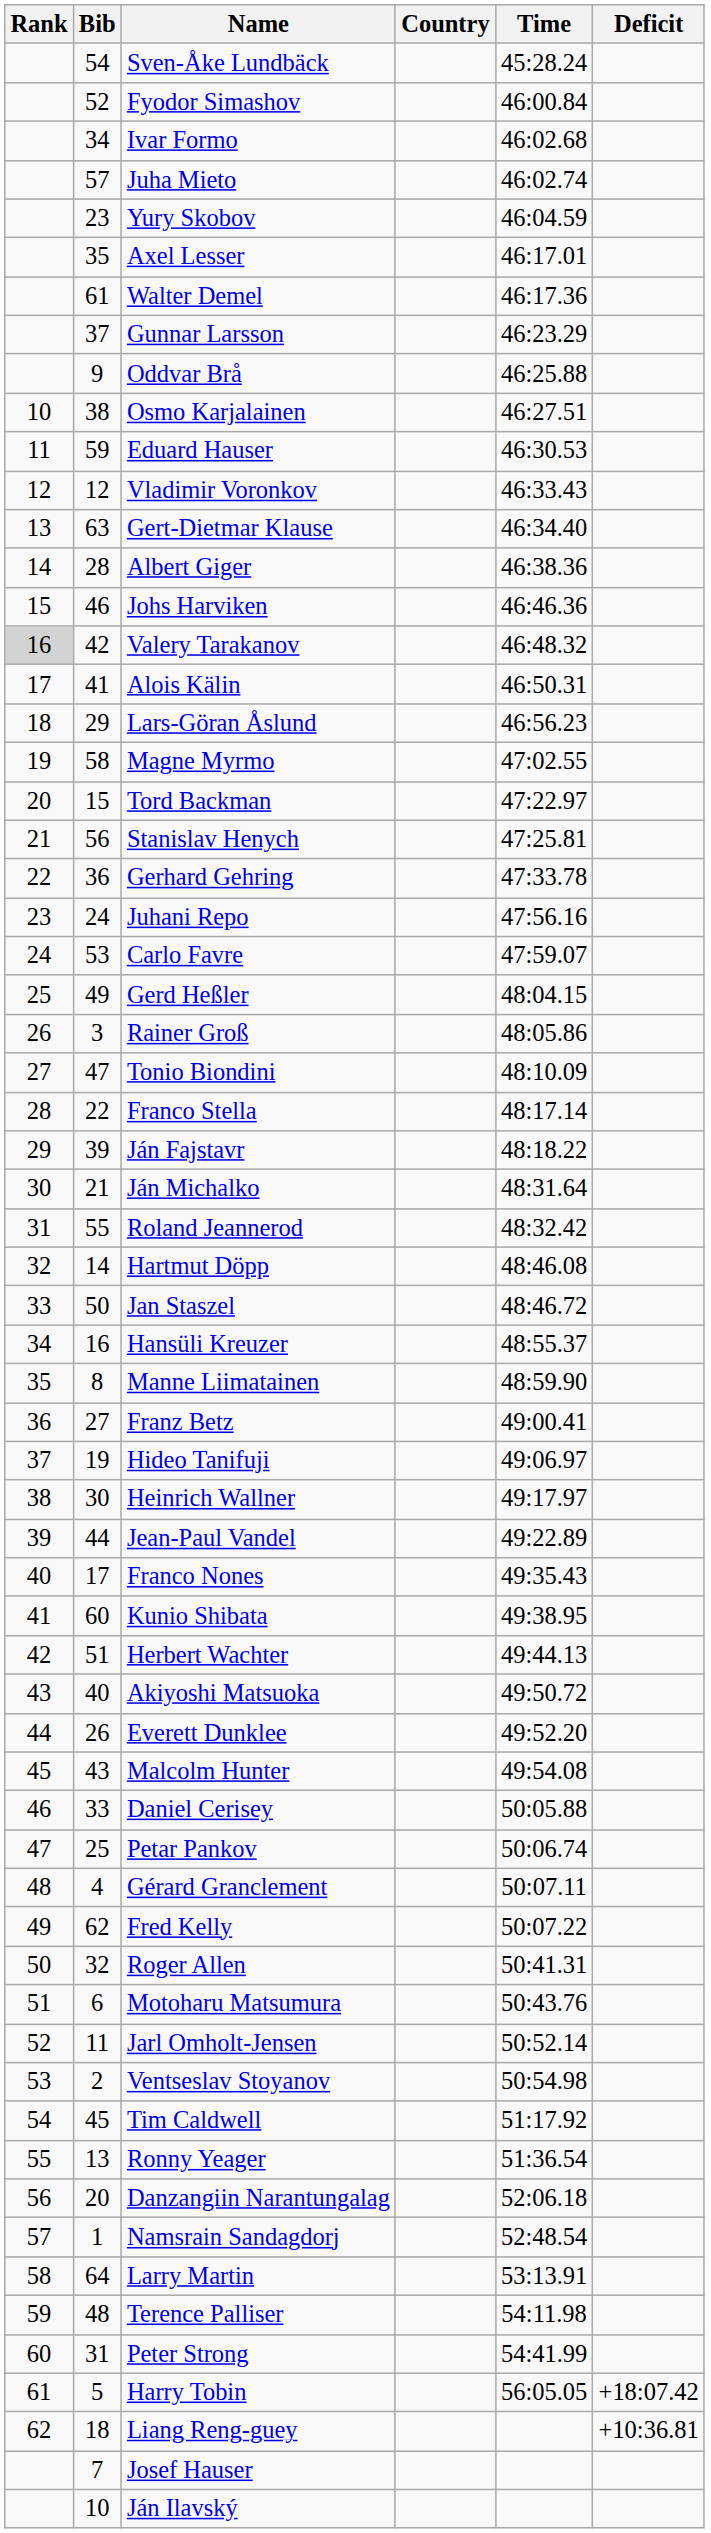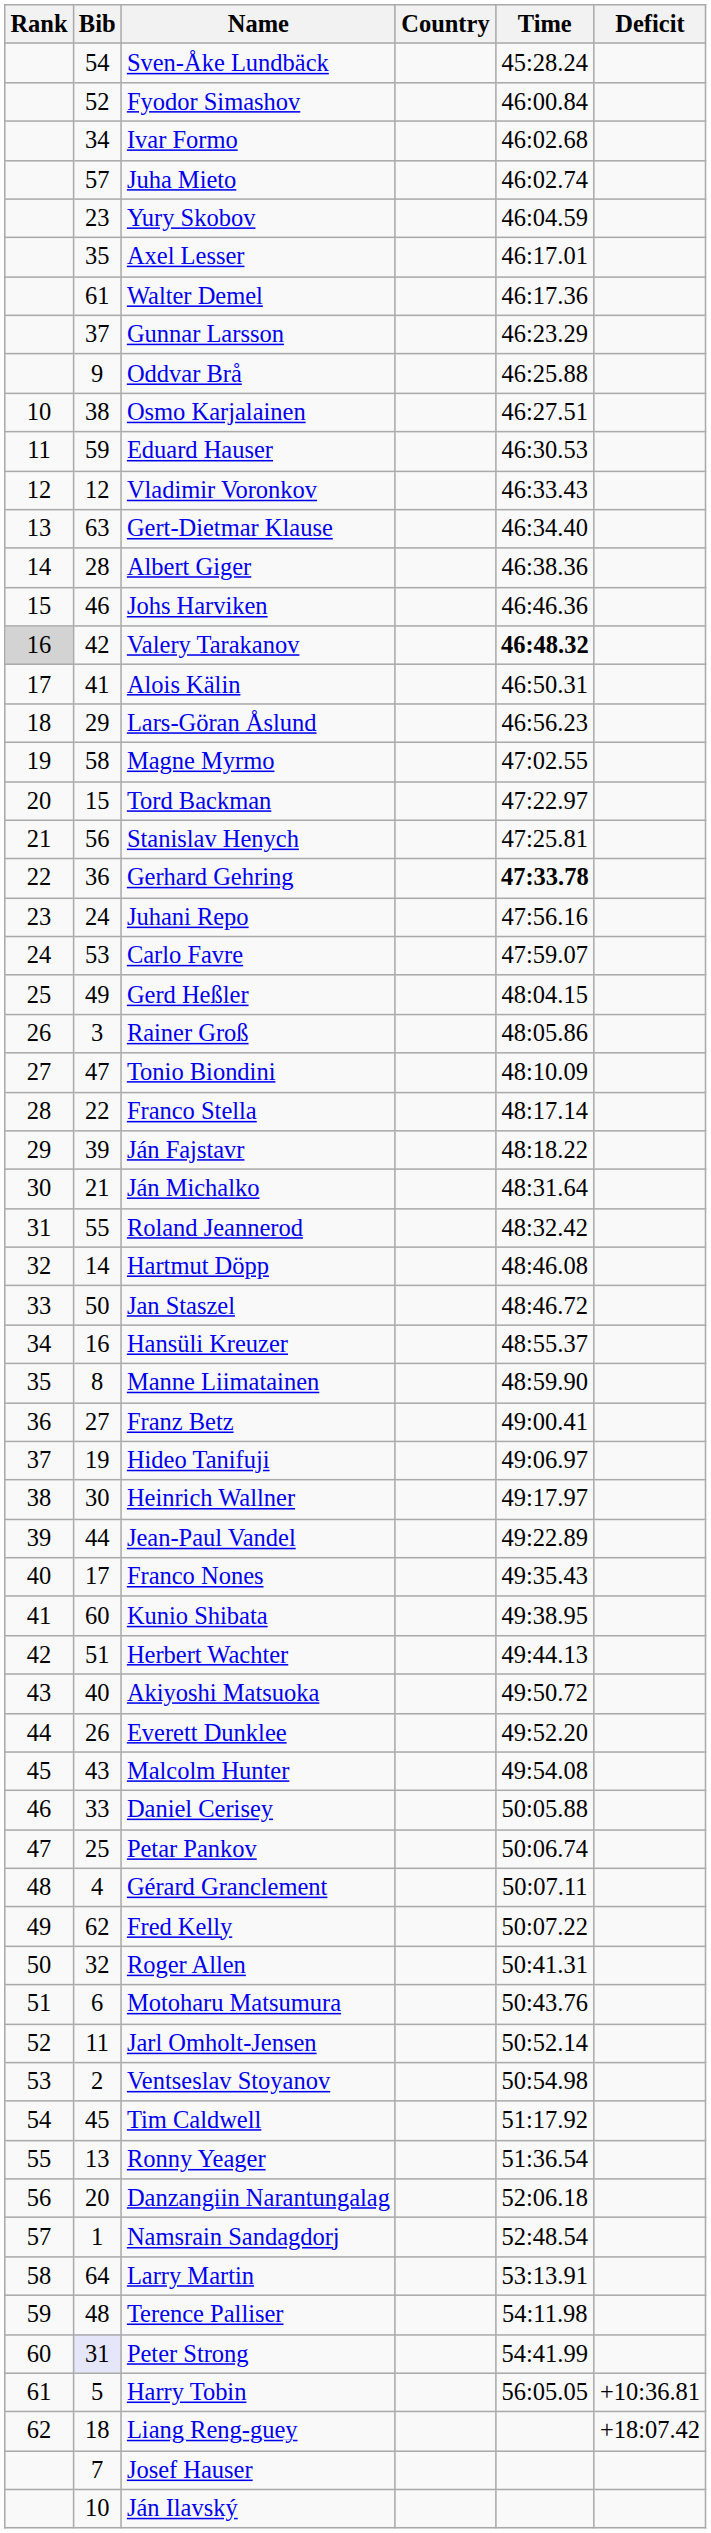(544, 645) normal -> (545, 645) bold
(544, 878) normal -> (545, 878) bold
(97, 2353) no background -> (97, 2353) lavender background
(649, 2392) +18:07.42 -> (650, 2392) +10:36.81
(649, 2430) +10:36.81 -> (650, 2430) +18:07.42
